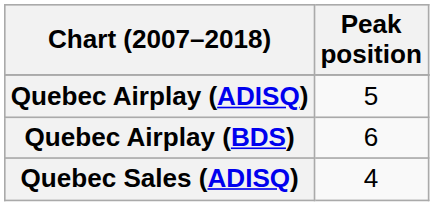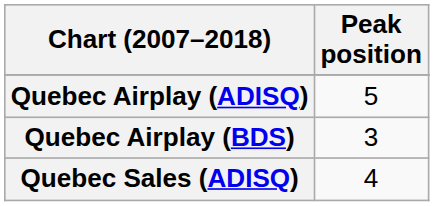(371, 137) 6 -> (371, 137) 3
